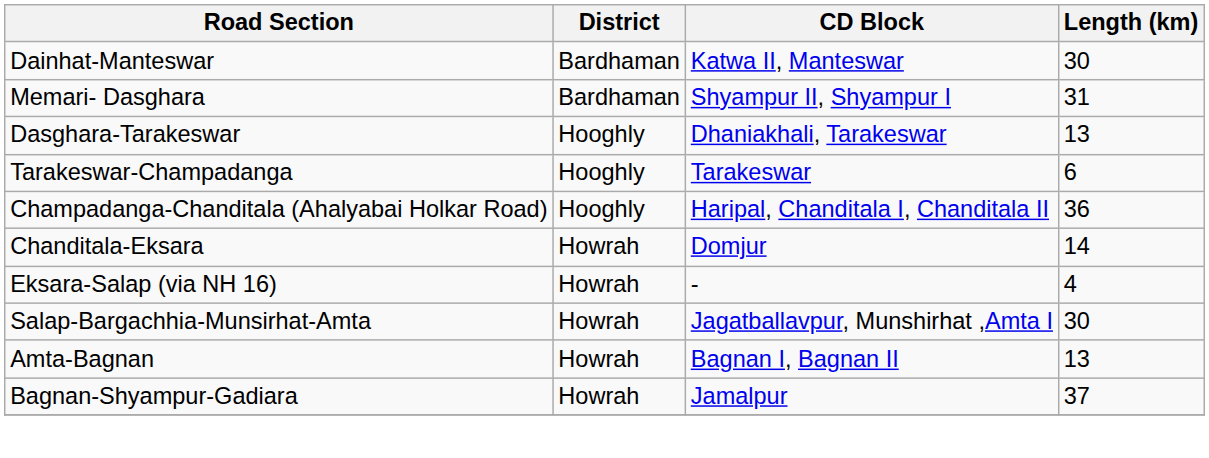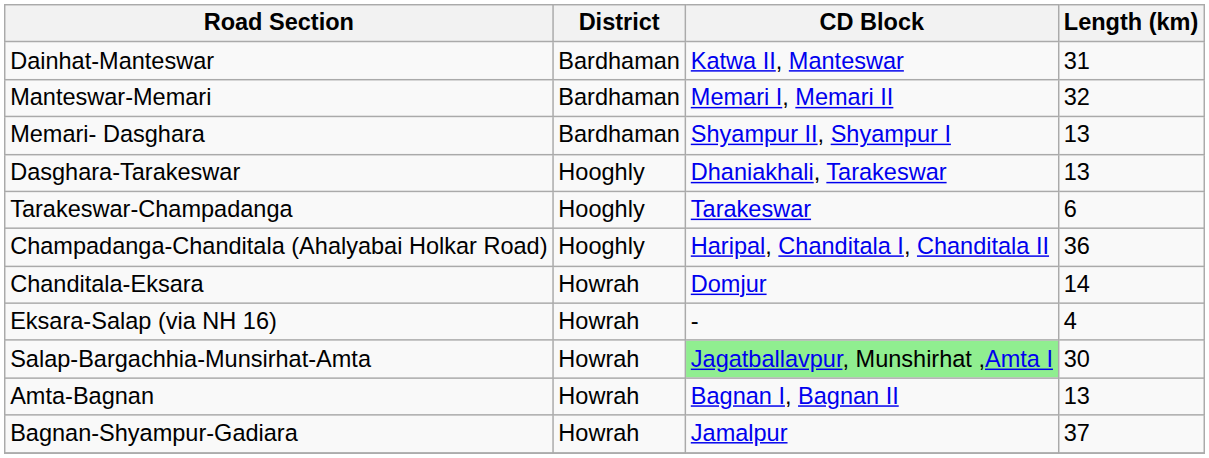(1077, 60) 30 -> (1077, 60) 31
+ row: (111, 97)
(1077, 97) 31 -> (1077, 135) 13
(872, 321) no background -> (872, 358) lightgreen background
